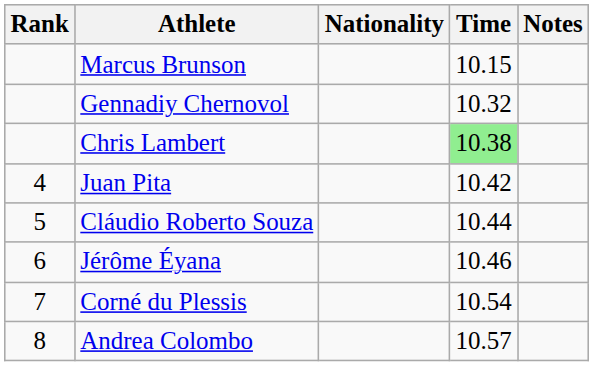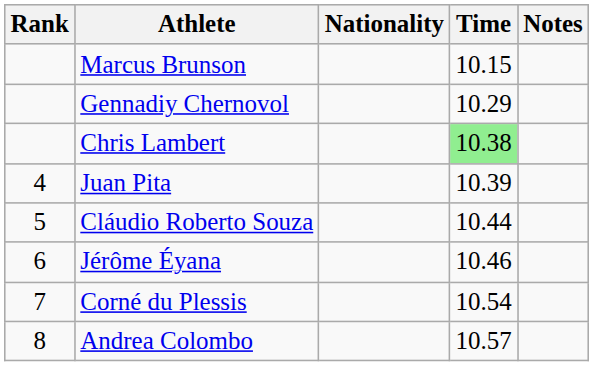(484, 103) 10.32 -> (484, 103) 10.29
(484, 182) 10.42 -> (484, 182) 10.39
